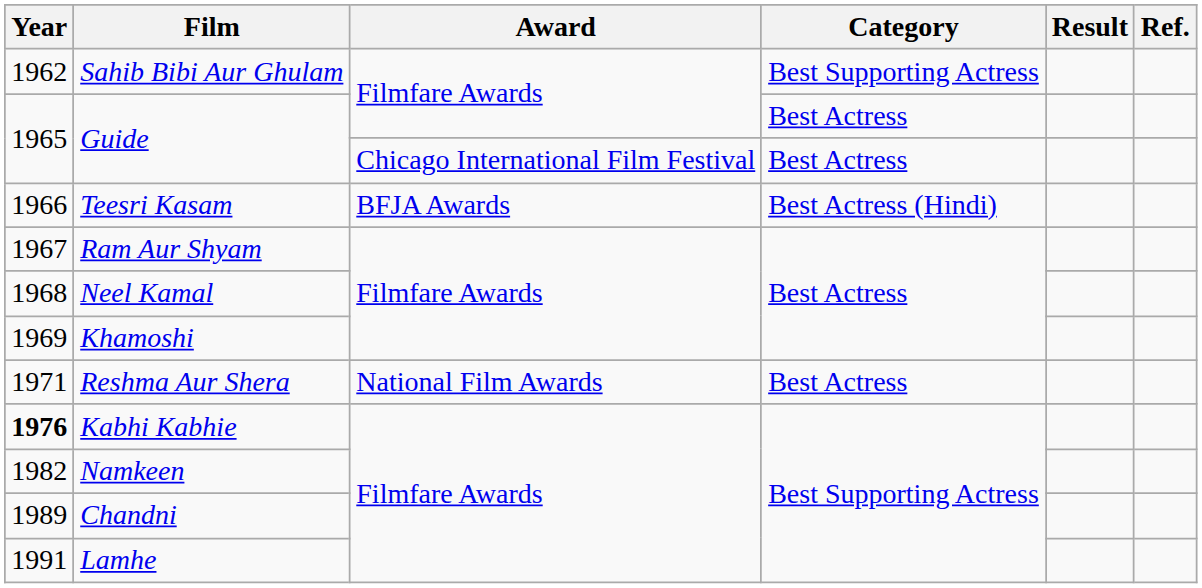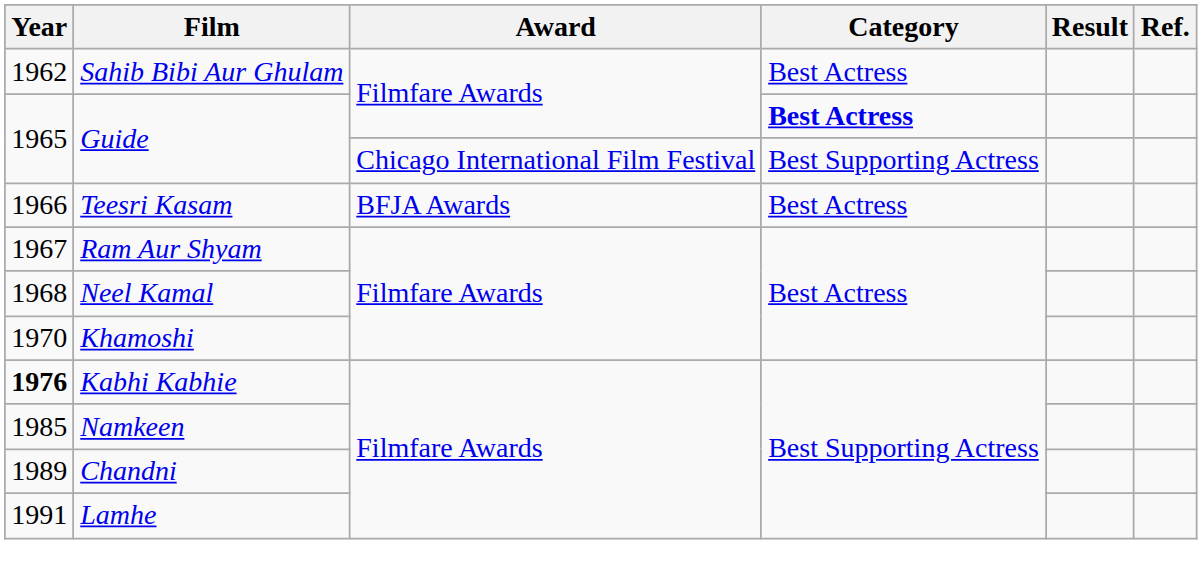(903, 71) Best Supporting Actress -> (838, 71) Best Actress
(838, 115) normal -> (841, 115) bold
(838, 159) Best Actress -> (903, 159) Best Supporting Actress
(882, 204) Best Actress (Hindi) -> (838, 204) Best Actress
(39, 337) 1969 -> (39, 337) 1970
- row: (185, 381)
(39, 470) 1982 -> (39, 426) 1985
